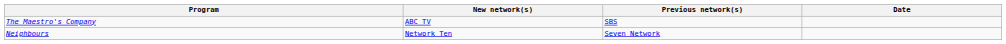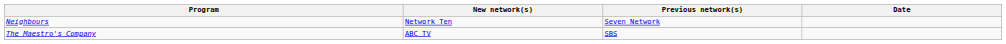rows swapped: (27, 34) <-> (51, 22)
